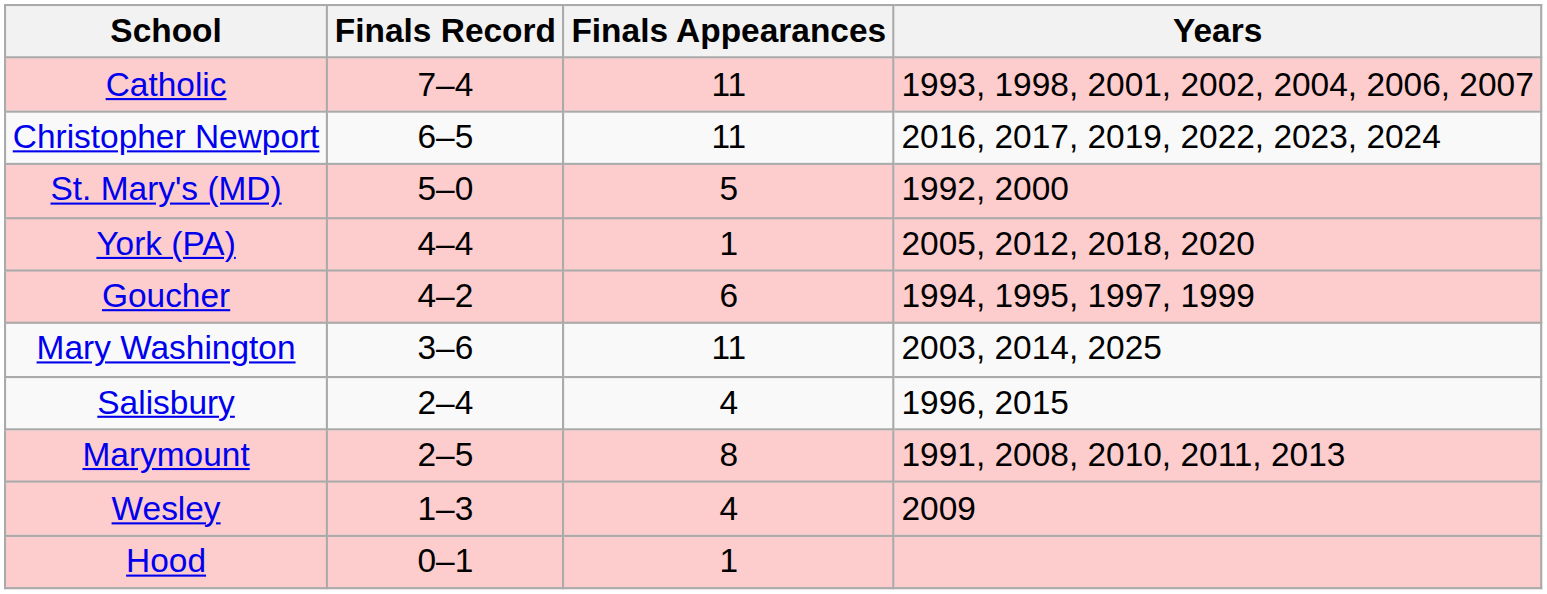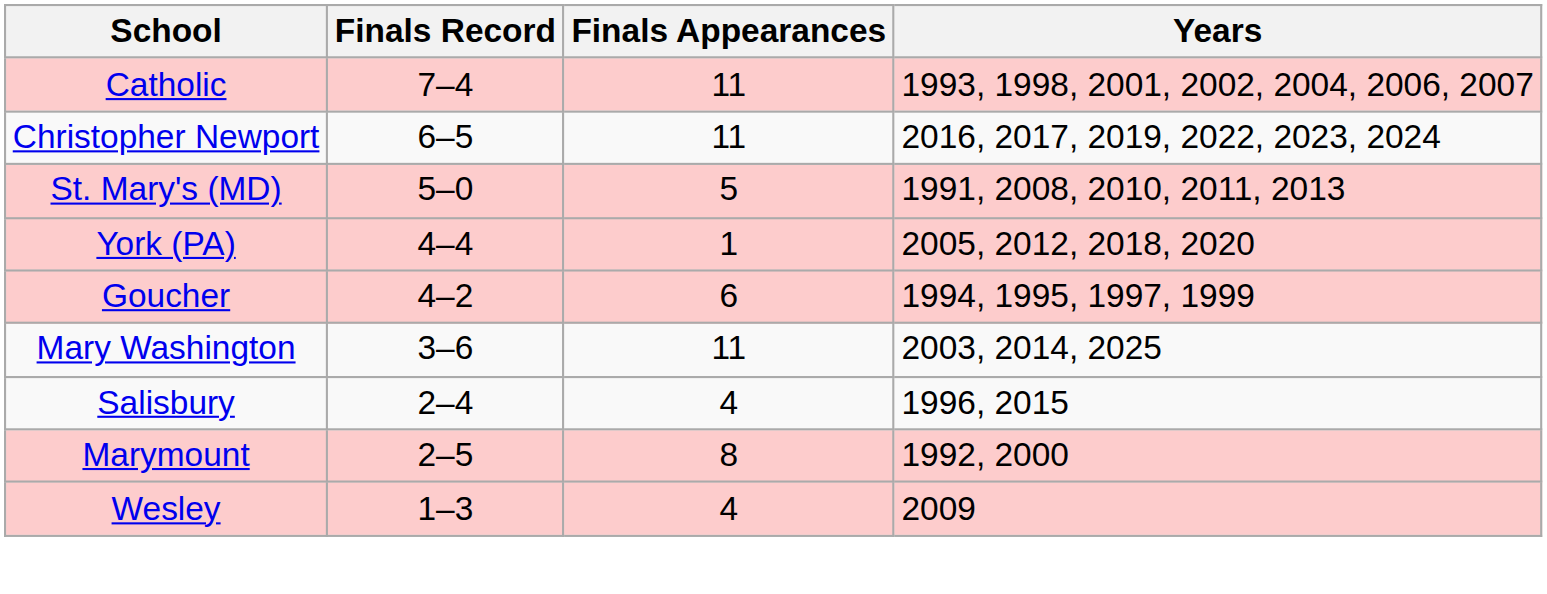(985, 190) 1992, 2000 -> (1123, 190) 1991, 2008, 2010, 2011, 2013
(1123, 455) 1991, 2008, 2010, 2011, 2013 -> (985, 455) 1992, 2000
- row: (166, 561)
